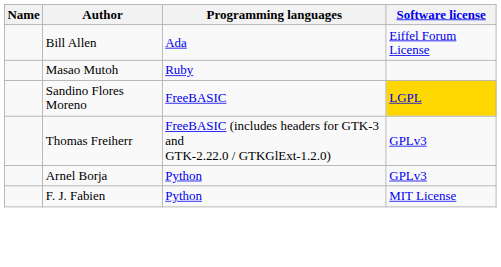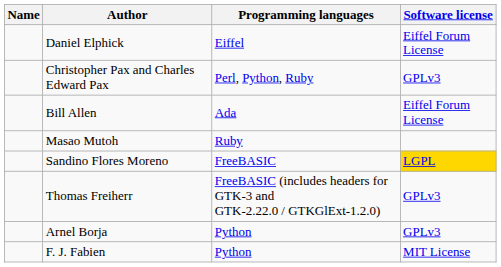+ row: (85, 42)
+ row: (120, 77)
